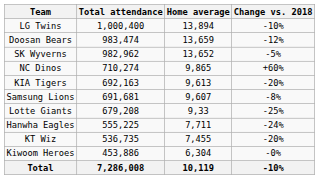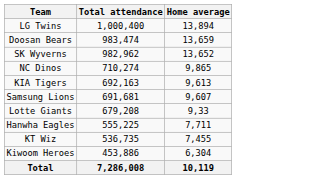- column: (273, 11)
